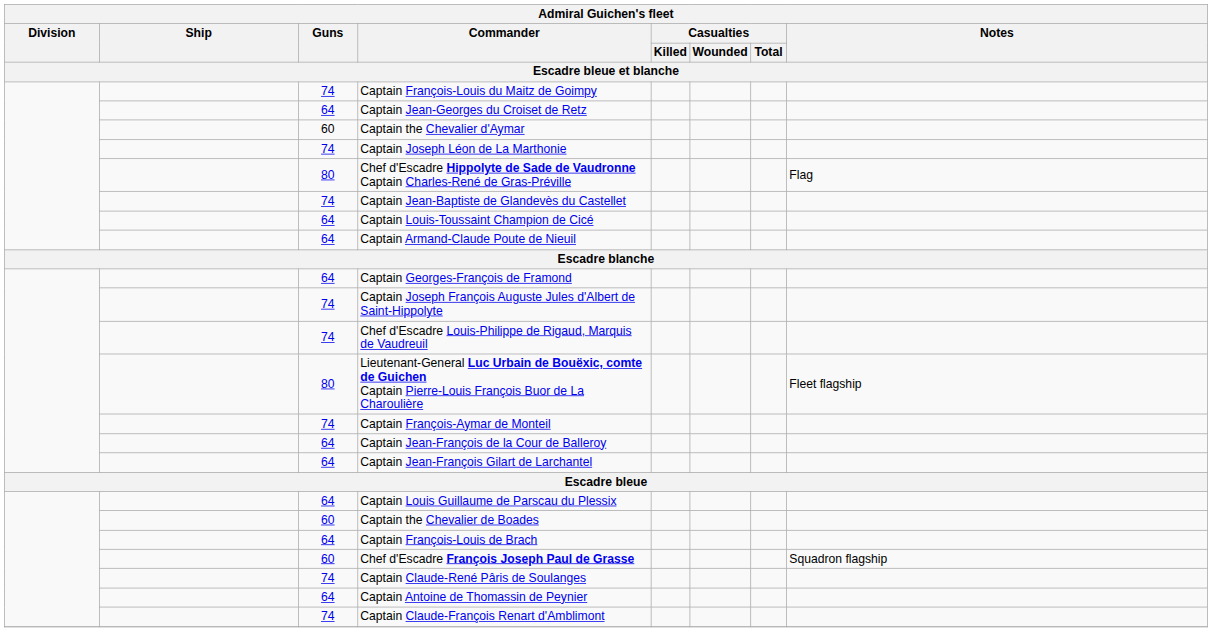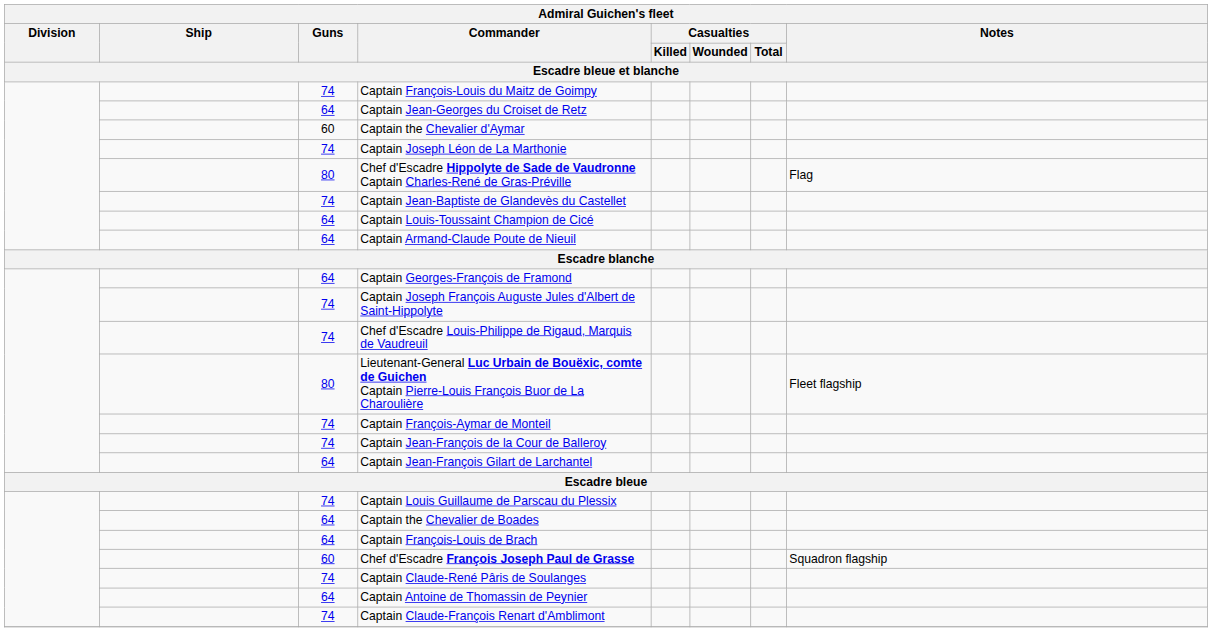(328, 443) 64 -> (328, 443) 74
(328, 501) 64 -> (328, 501) 74
(328, 520) 60 -> (328, 520) 64
